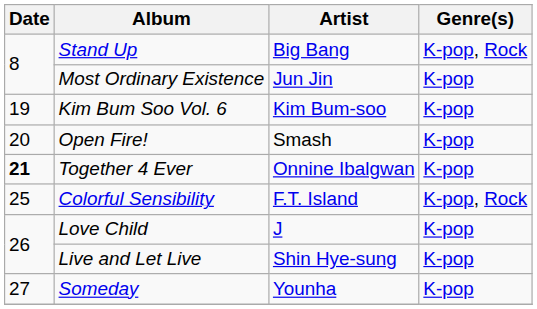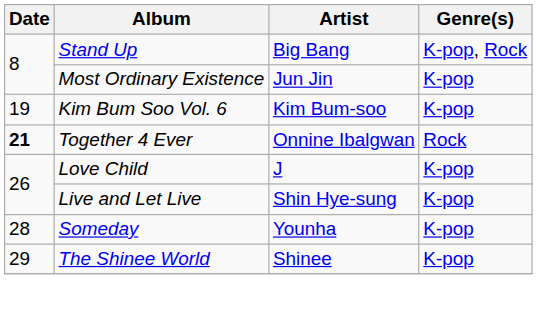- row: (103, 139)
(449, 169) K-pop -> (445, 139) Rock
- row: (136, 199)
(19, 288) 27 -> (19, 229) 28
+ row: (134, 259)
